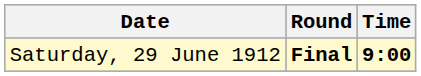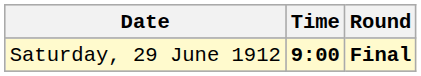columns swapped: (387, 22) <-> (321, 22)
